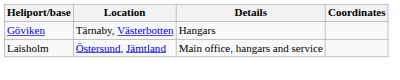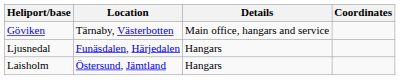(197, 30) Hangars -> (257, 30) Main office, hangars and service
+ row: (29, 48)
(251, 48) Main office, hangars and service -> (203, 65) Hangars
